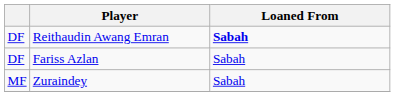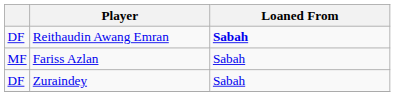(16, 59) DF -> (17, 59) MF
(17, 81) MF -> (16, 81) DF
